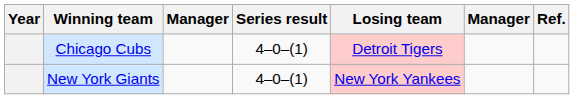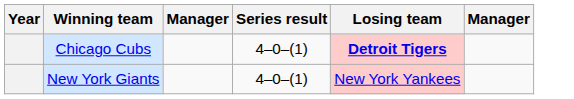- column: (551, 19)
(397, 49) normal -> (397, 49) bold
